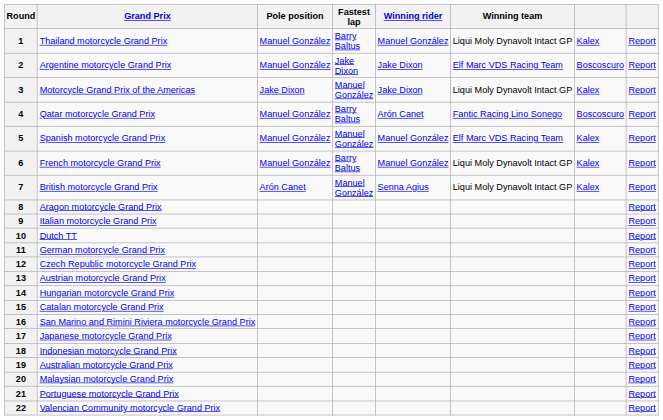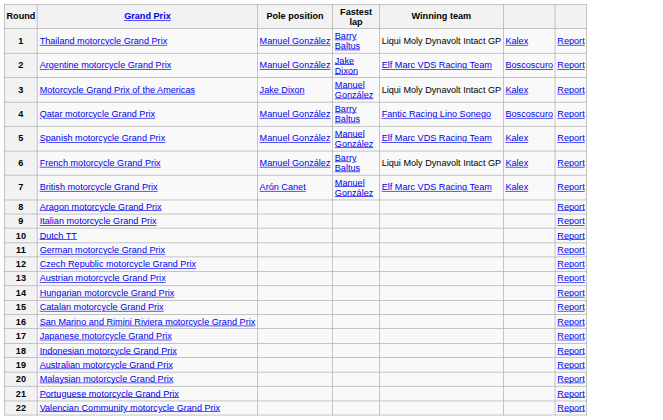- column: (413, 16)
(513, 187) Liqui Moly Dynavolt Intact GP -> (437, 187) Elf Marc VDS Racing Team
